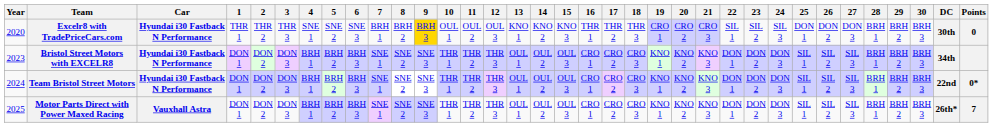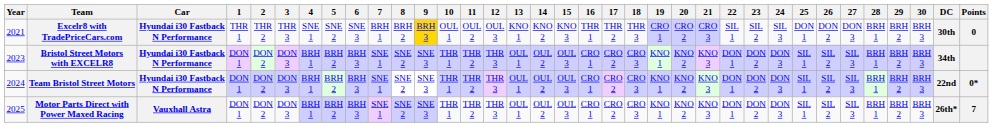(16, 32) 2020 -> (16, 32) 2021
